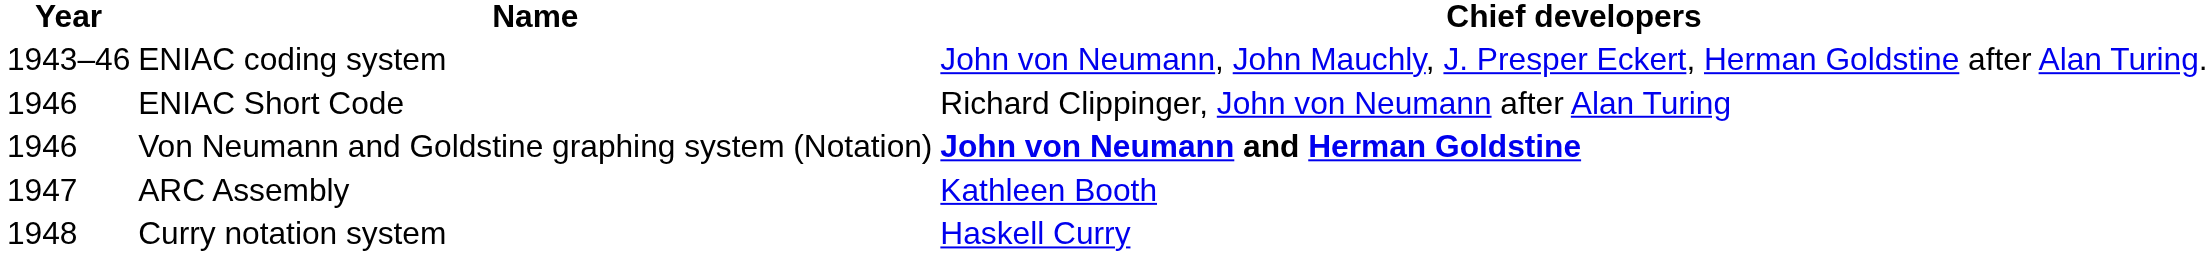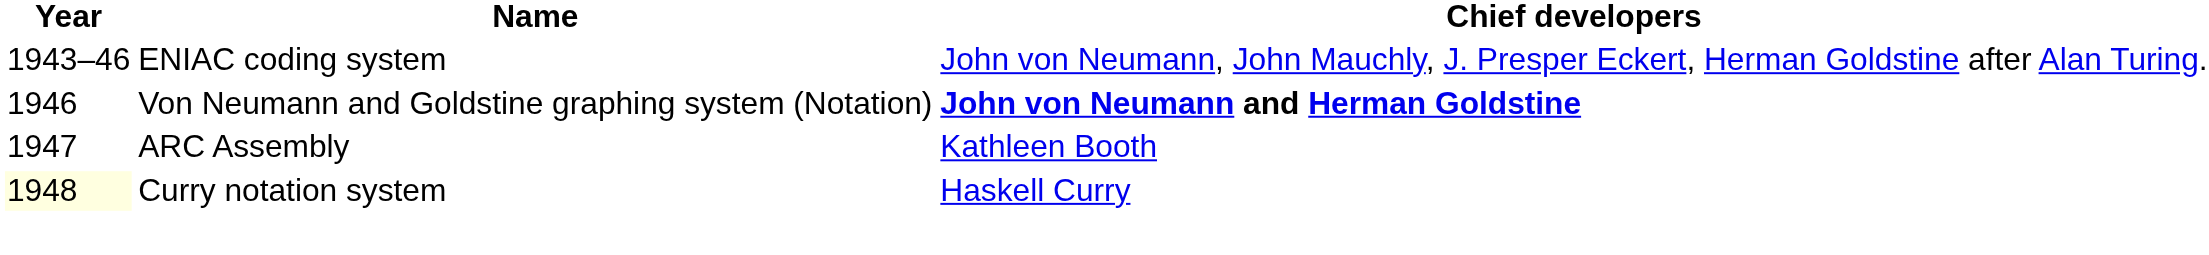- row: (271, 103)
(42, 234) no background -> (42, 190) lightyellow background
